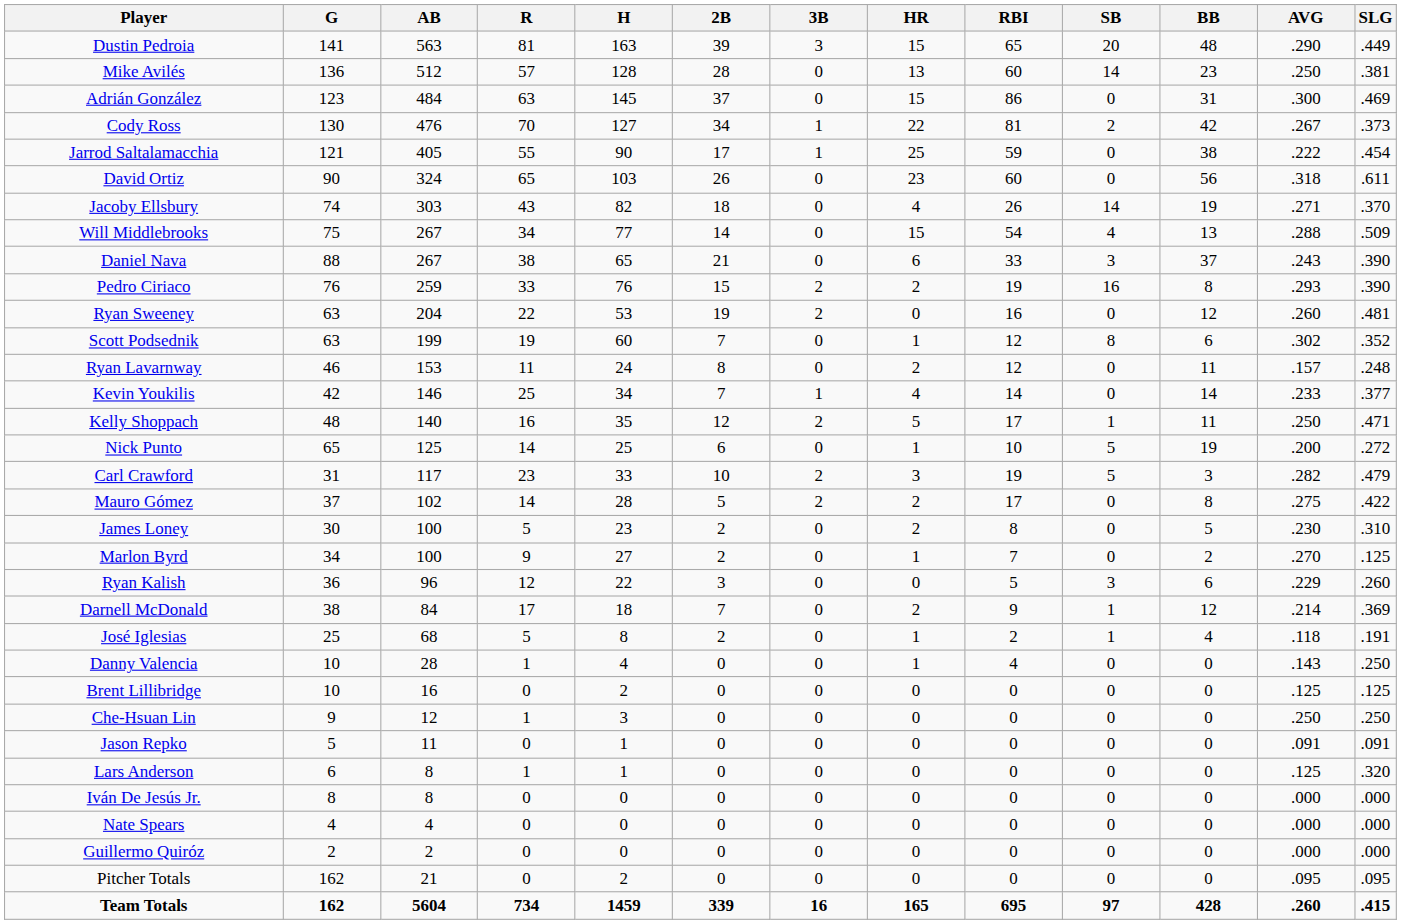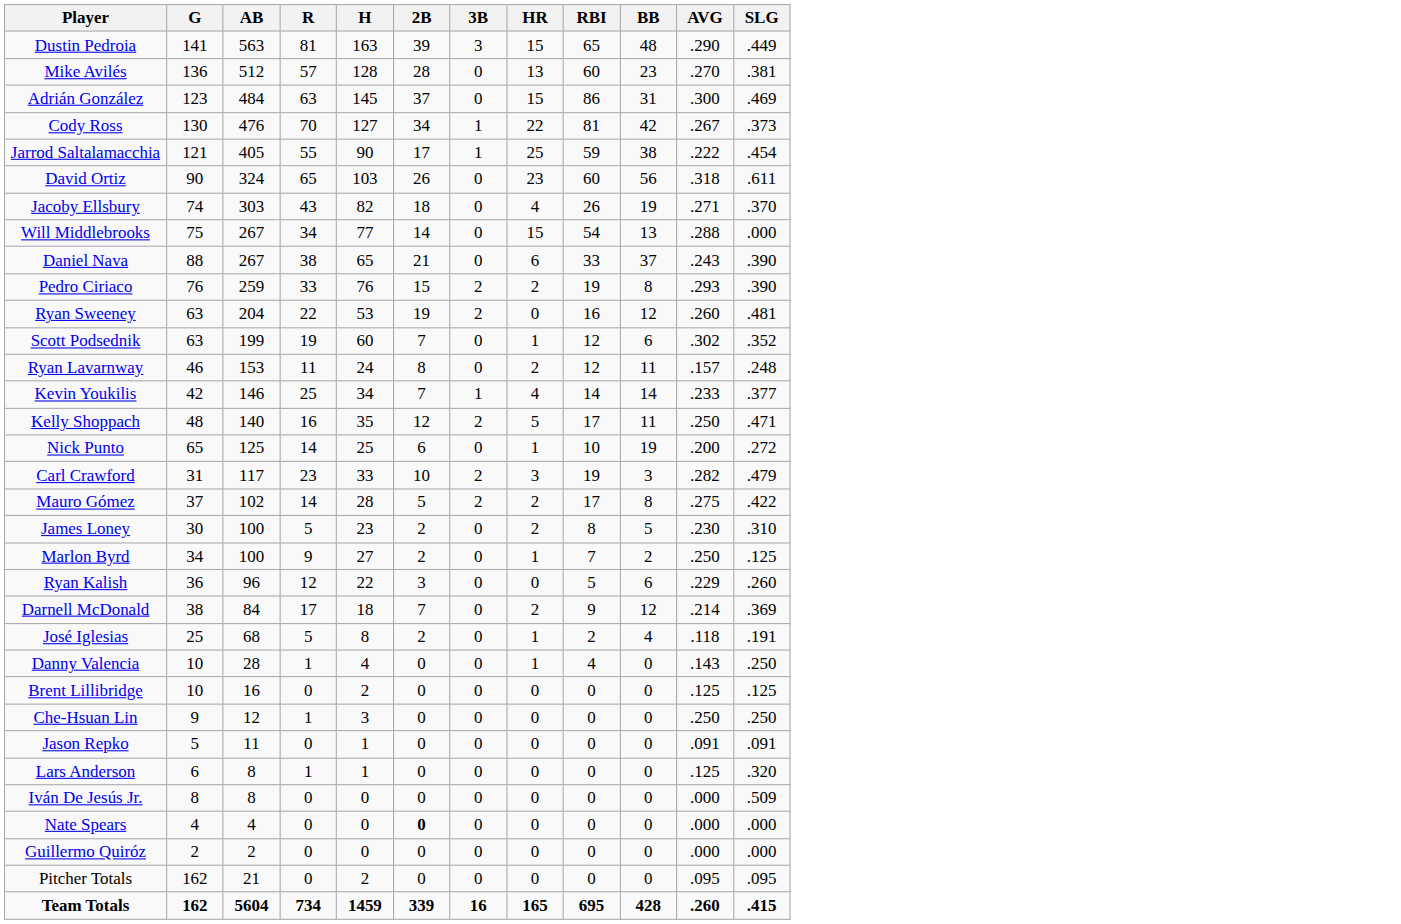- column: (1111, 17)
(1306, 71) .250 -> (705, 71) .270
(1375, 233) .509 -> (762, 233) .000
(1306, 555) .270 -> (705, 555) .250
(1375, 797) .000 -> (762, 797) .509
(721, 824) normal -> (422, 824) bold
